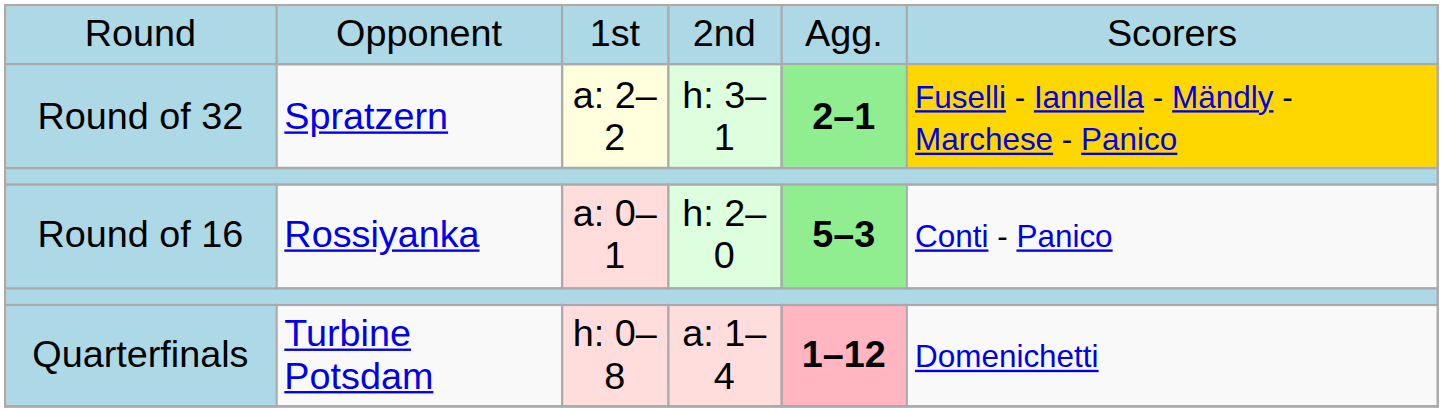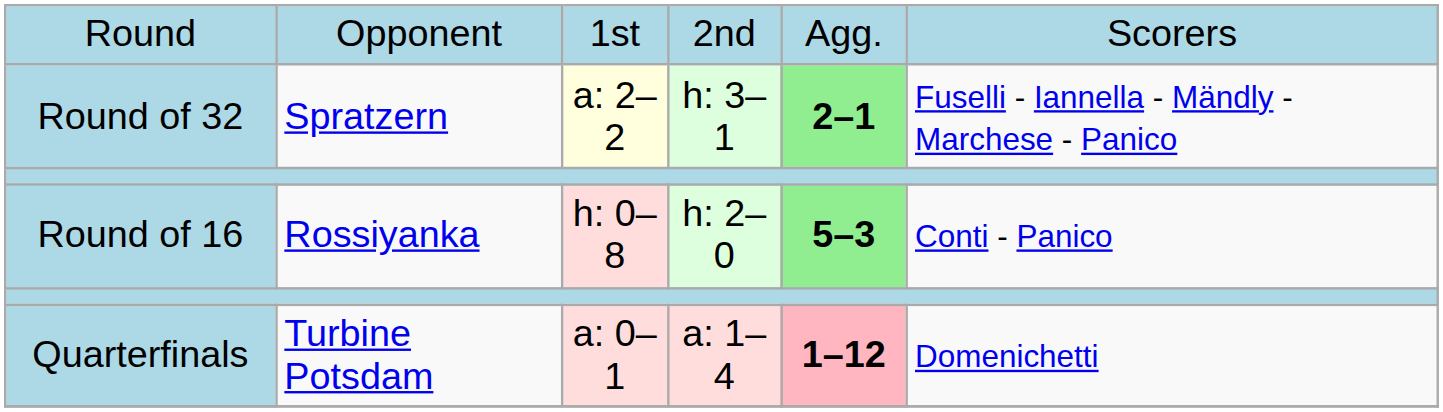(1104, 117) gold background -> (1104, 117) no background
(615, 235) a: 0–1 -> (615, 235) h: 0–8
(615, 355) h: 0–8 -> (615, 355) a: 0–1
